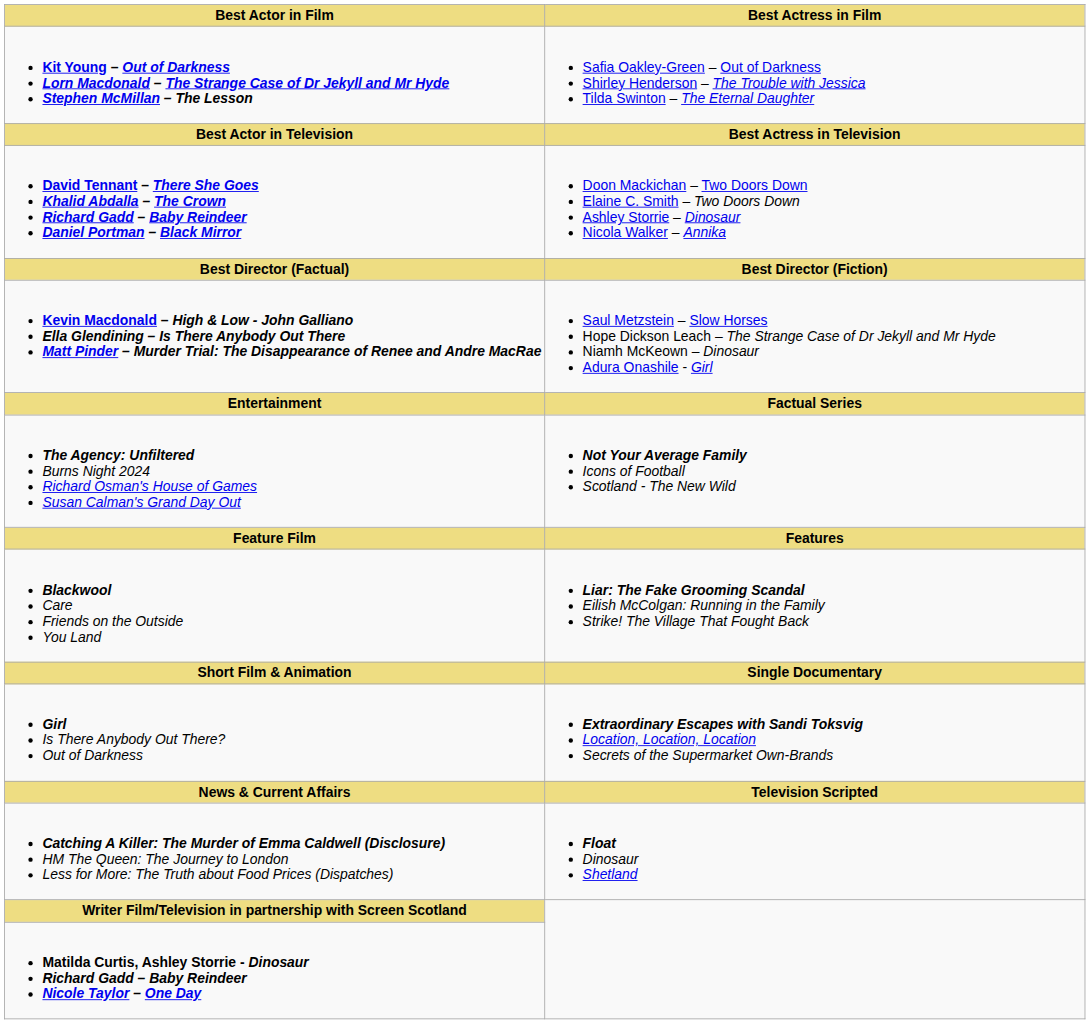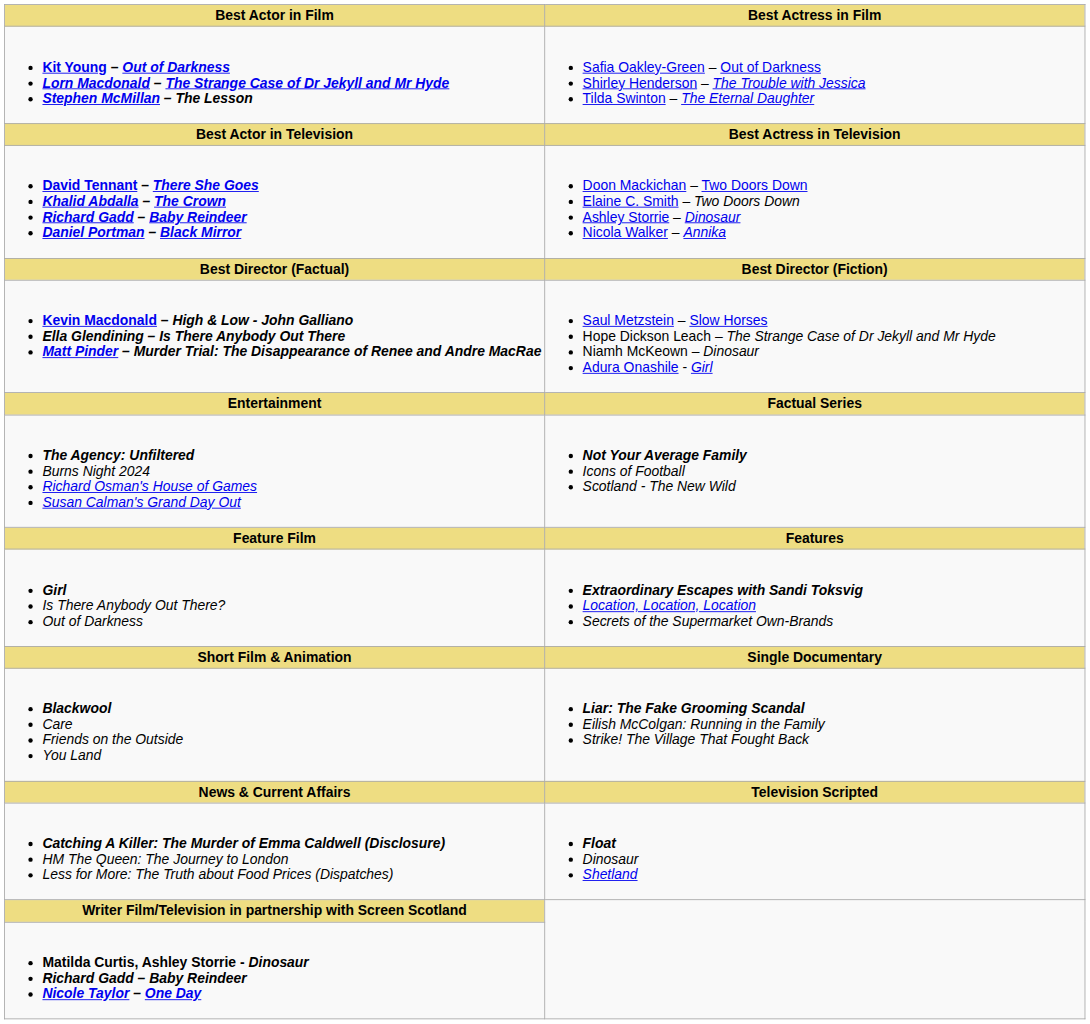rows swapped: (275, 740) <-> (275, 613)
